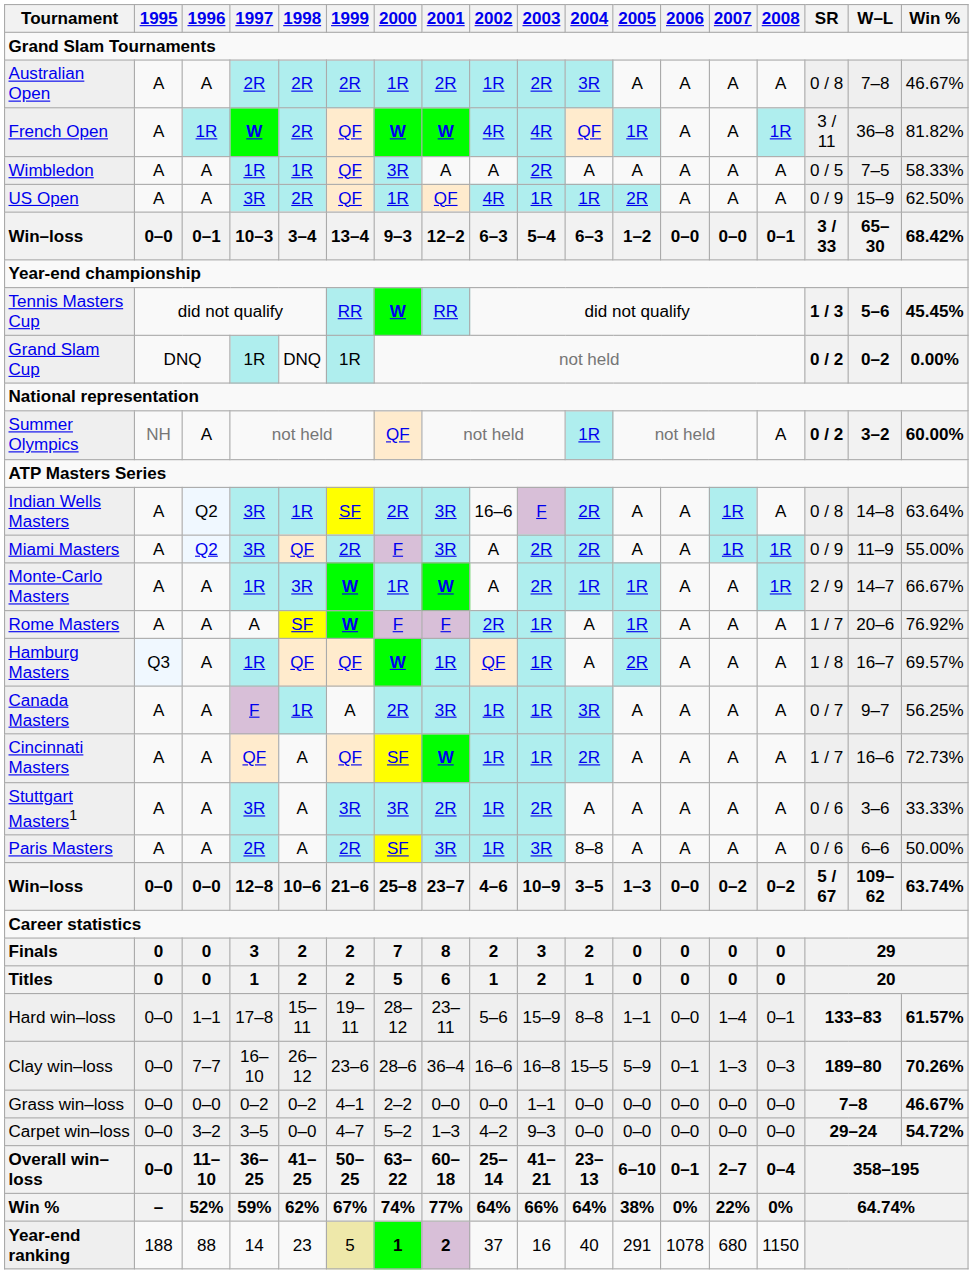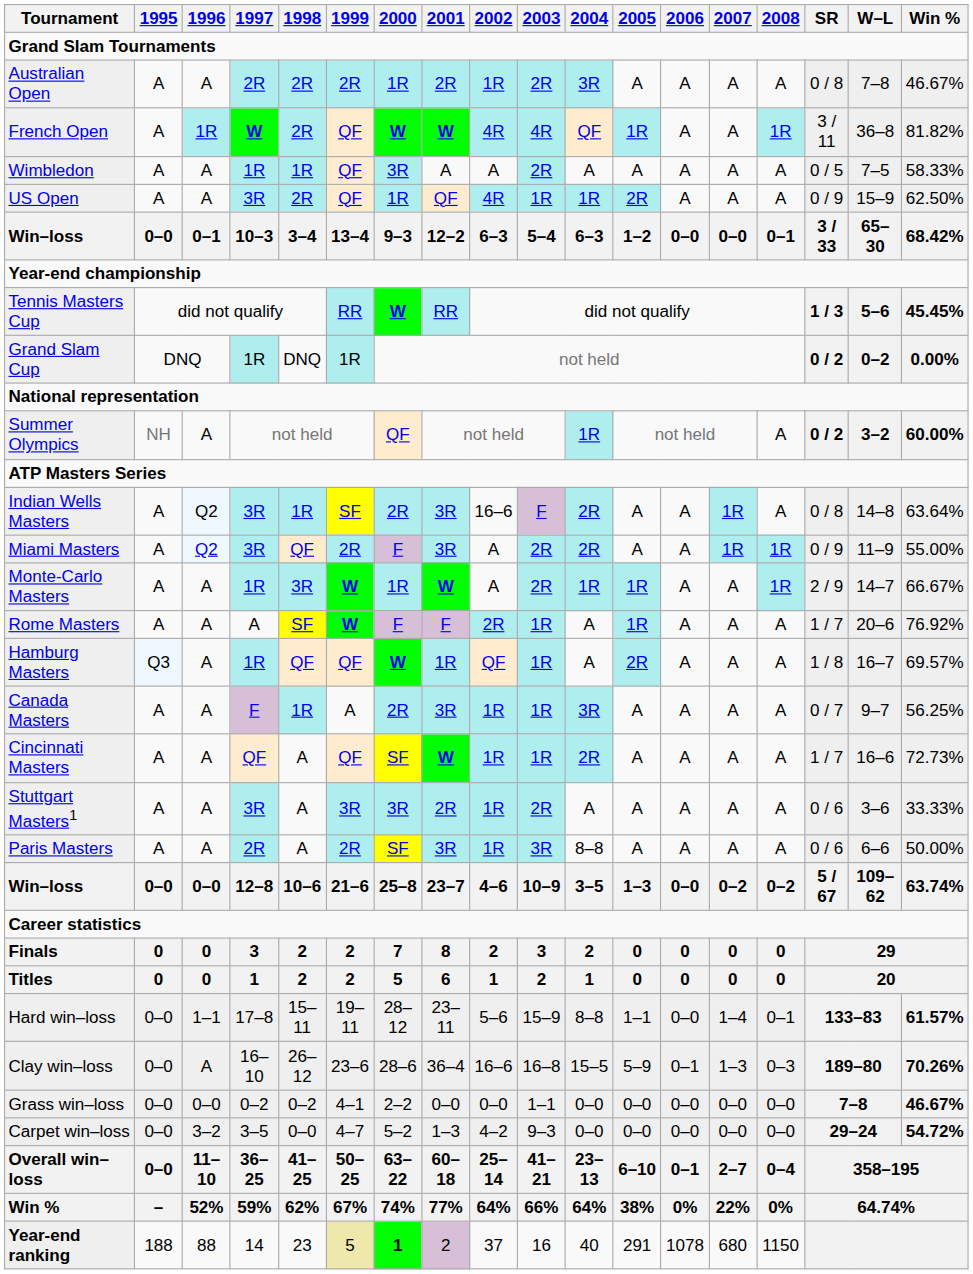(206, 1066) 7–7 -> (206, 1066) A
(446, 1245) bold -> (446, 1245) normal
